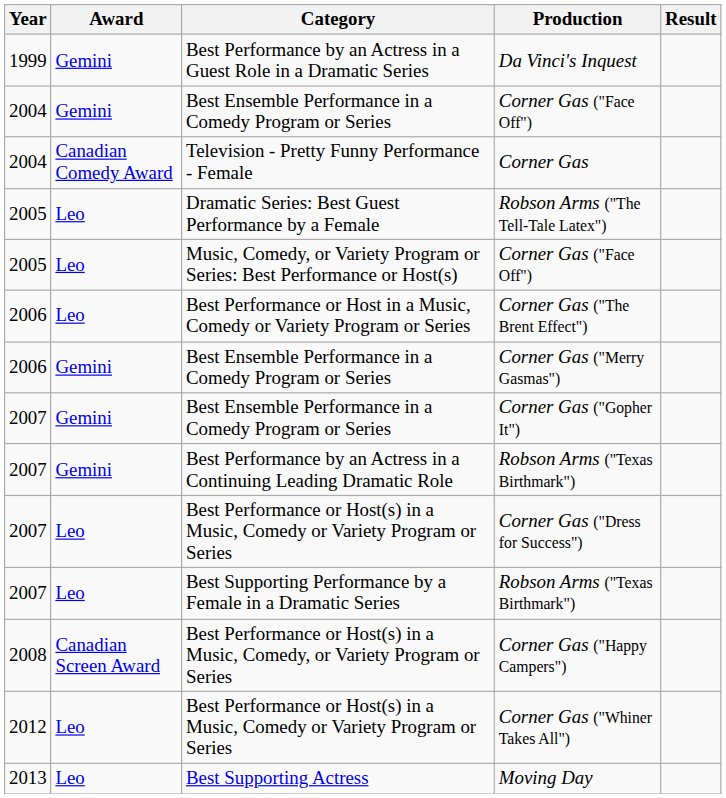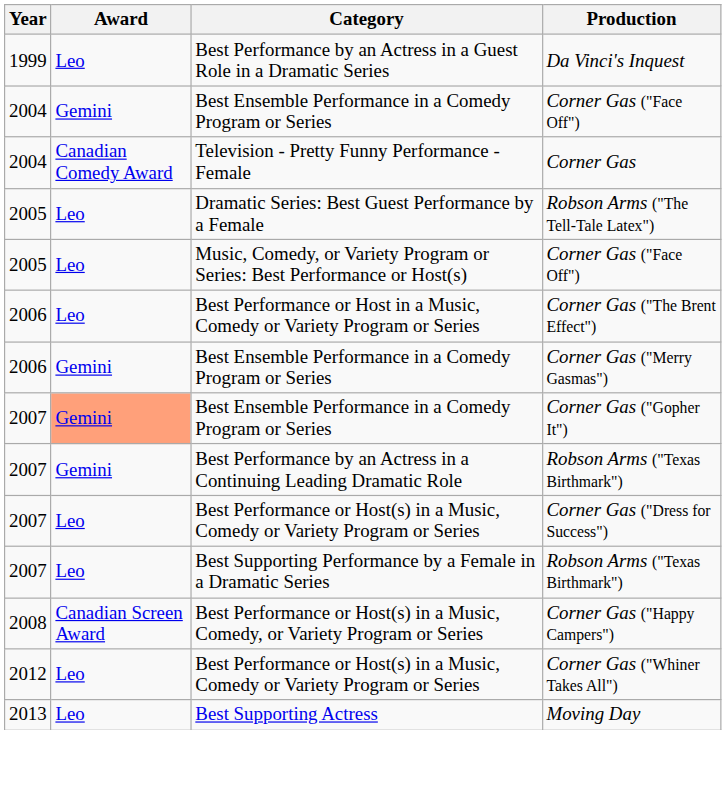- column: (691, 19)
(84, 60) Gemini -> (70, 60) Leo
(84, 418) no background -> (84, 418) lightsalmon background
